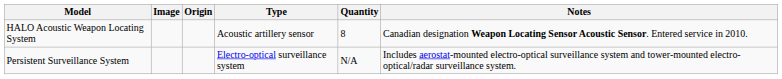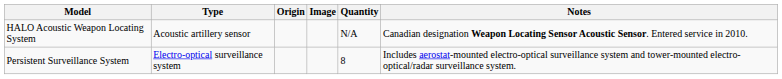columns swapped: (166, 12) <-> (276, 12)
(343, 33) 8 -> (349, 33) N/A
(349, 60) N/A -> (343, 60) 8
